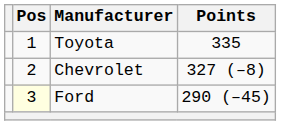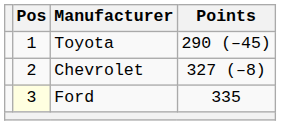(226, 45) 335 -> (226, 45) 290 (–45)
(226, 99) 290 (–45) -> (226, 99) 335
